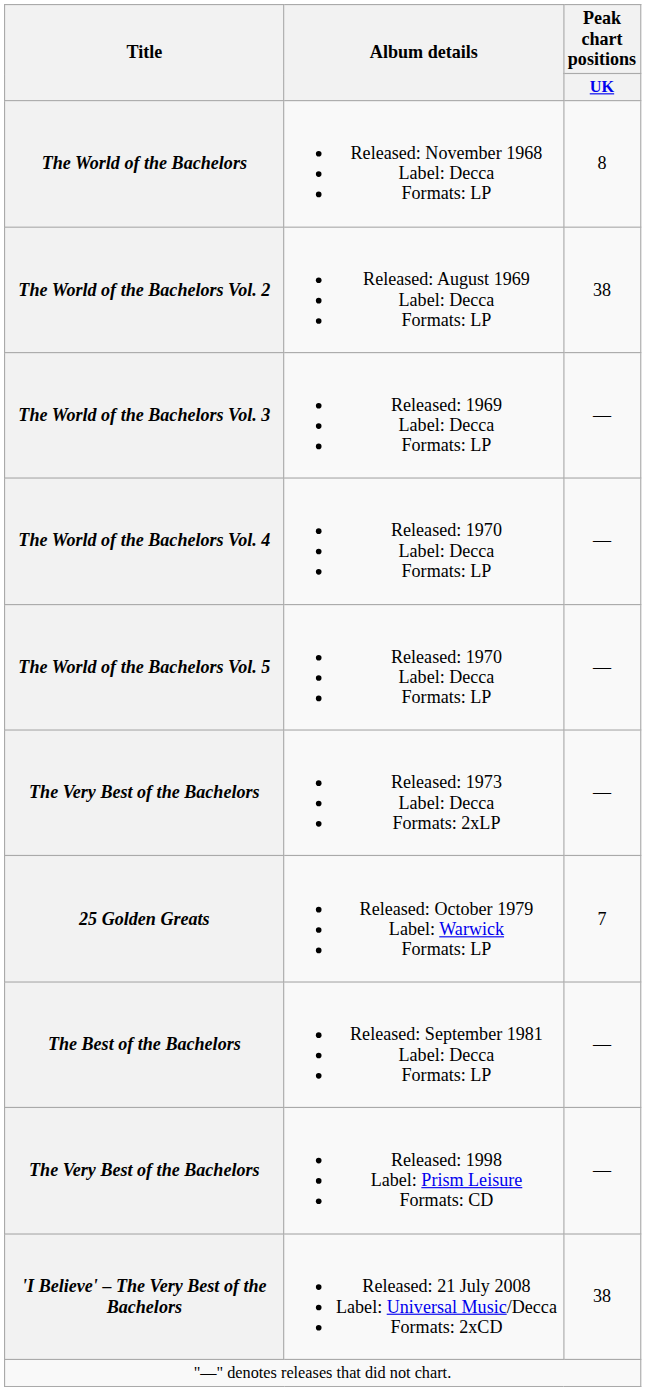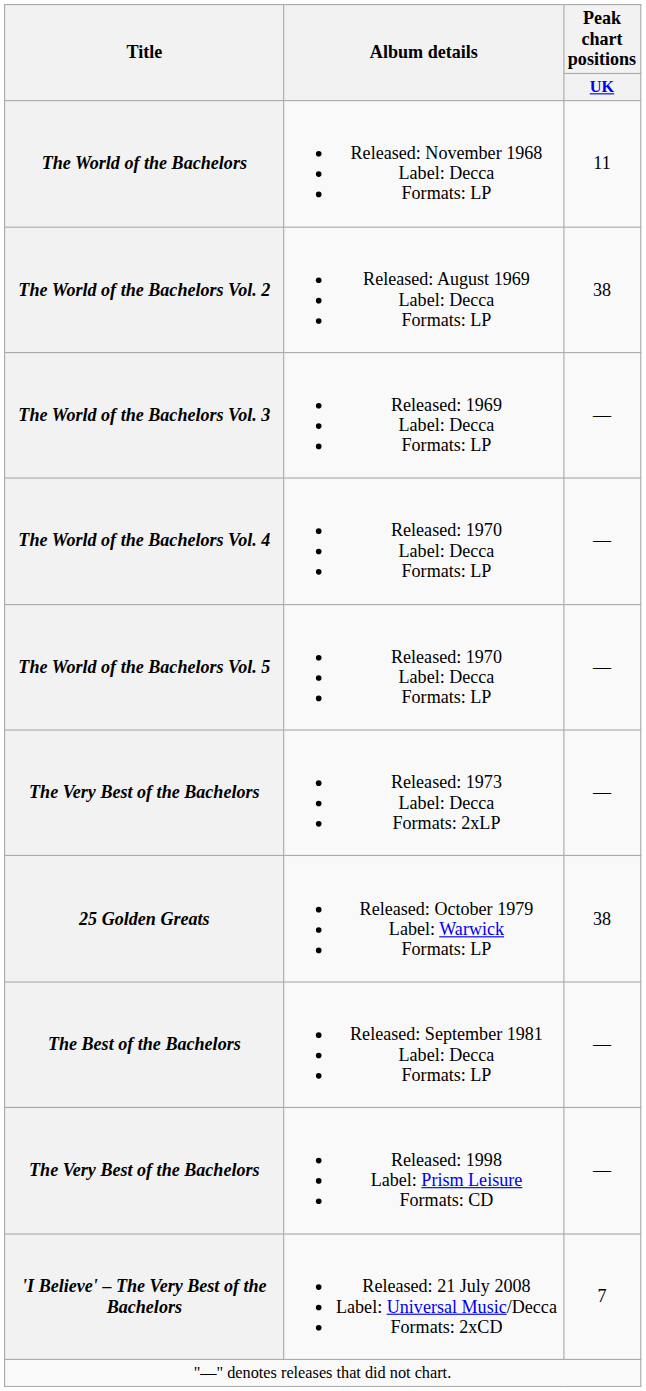(602, 163) 8 -> (602, 163) 11
(602, 918) 7 -> (602, 918) 38
(602, 1296) 38 -> (602, 1296) 7
